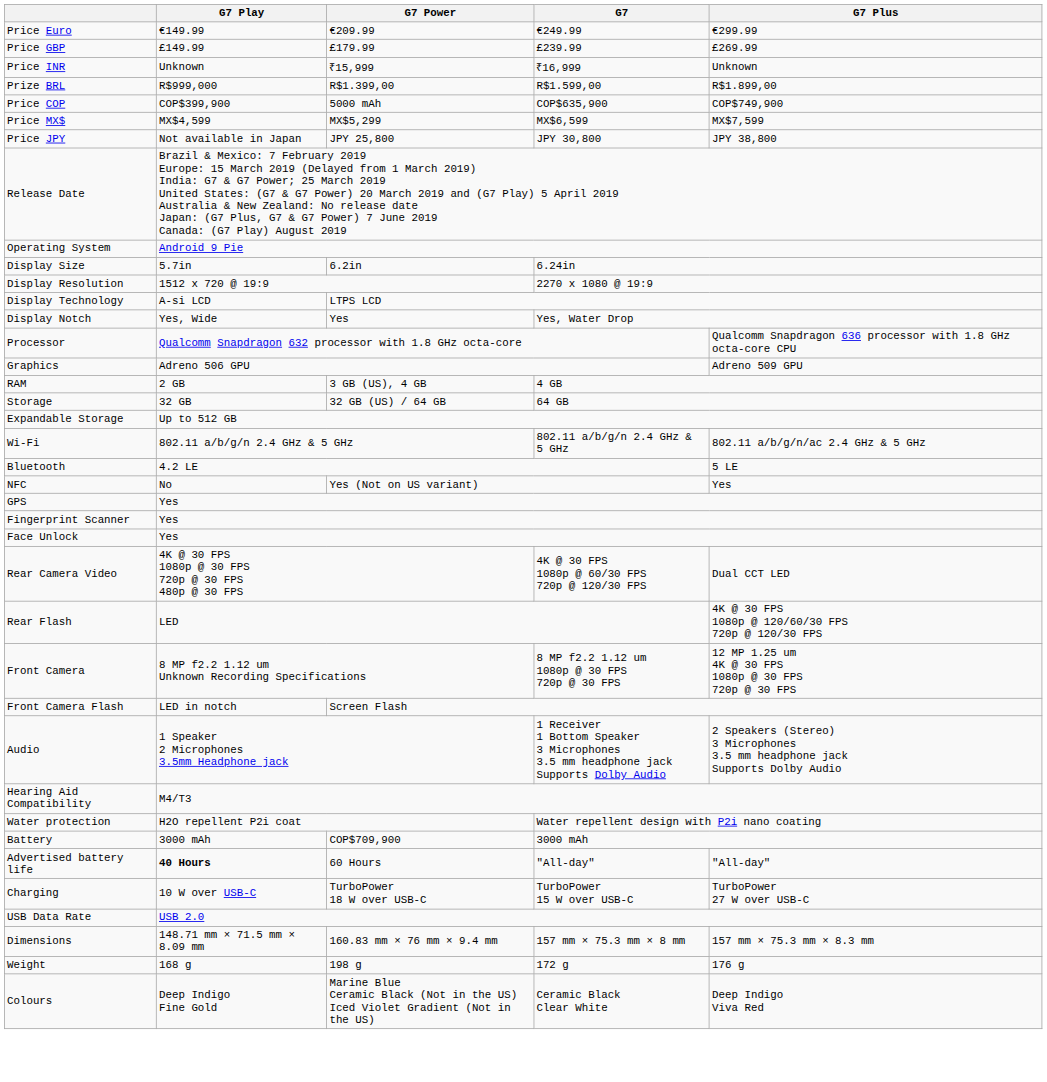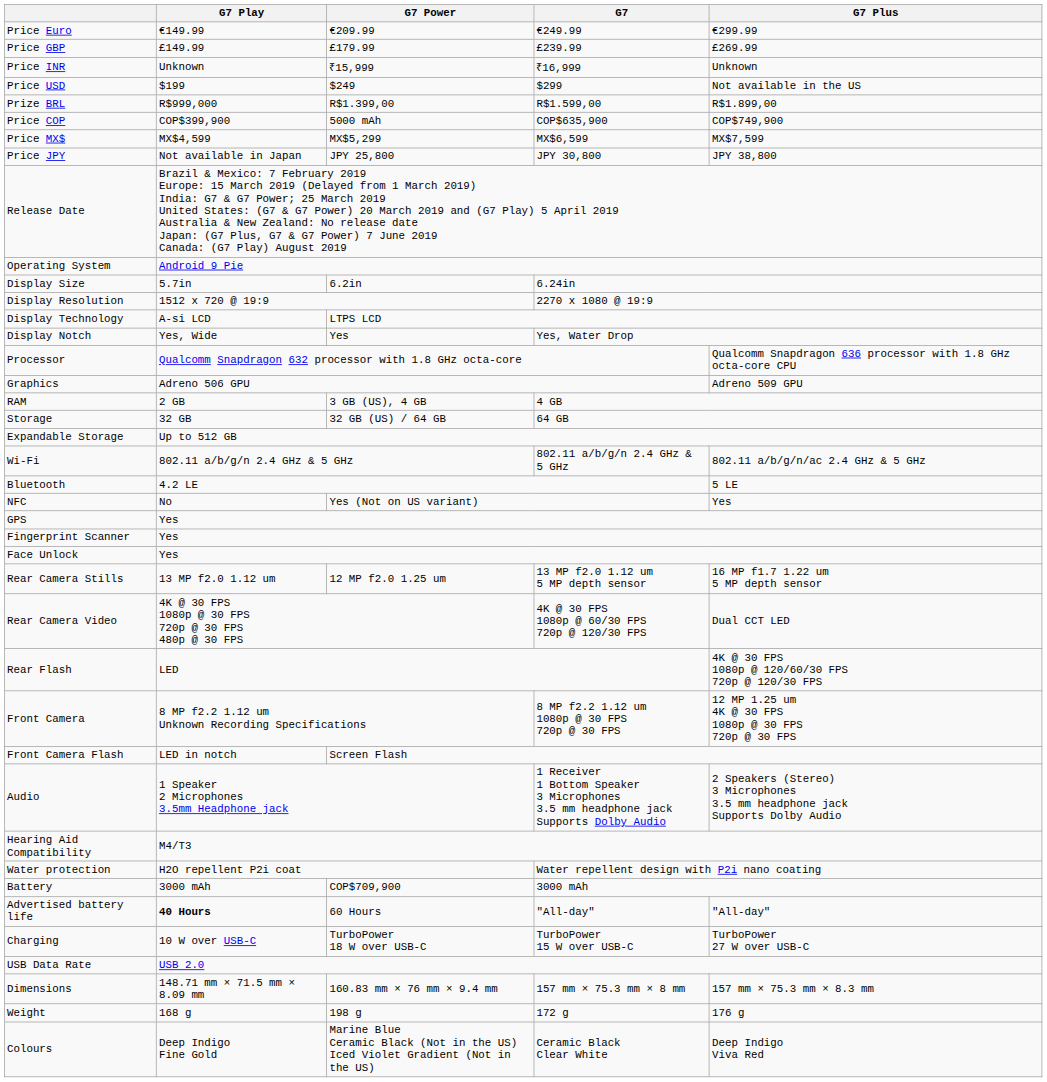+ row: (36, 86)
+ row: (65, 579)
